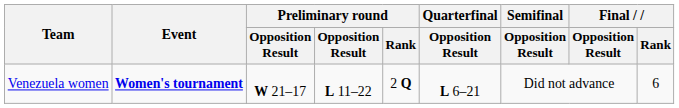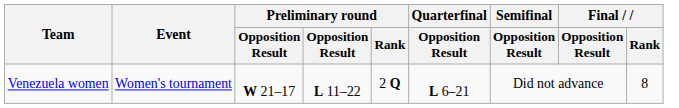(179, 84) bold -> (174, 84) normal
(656, 84) 6 -> (645, 84) 8
